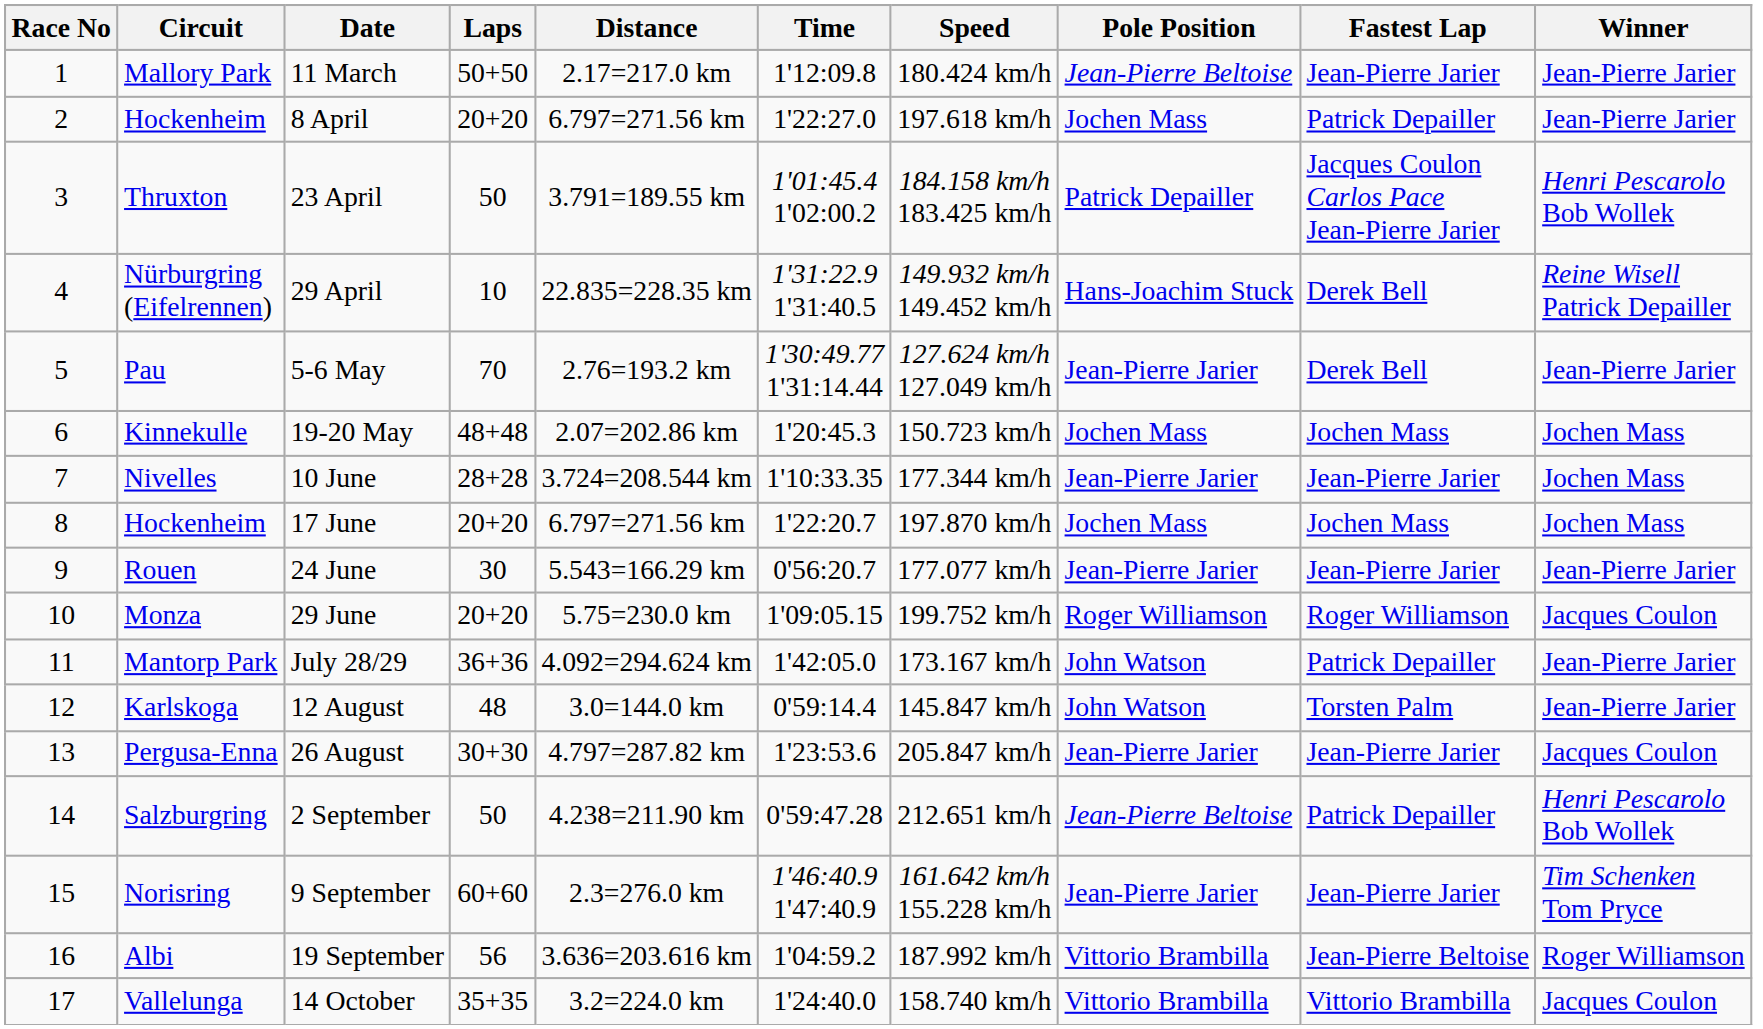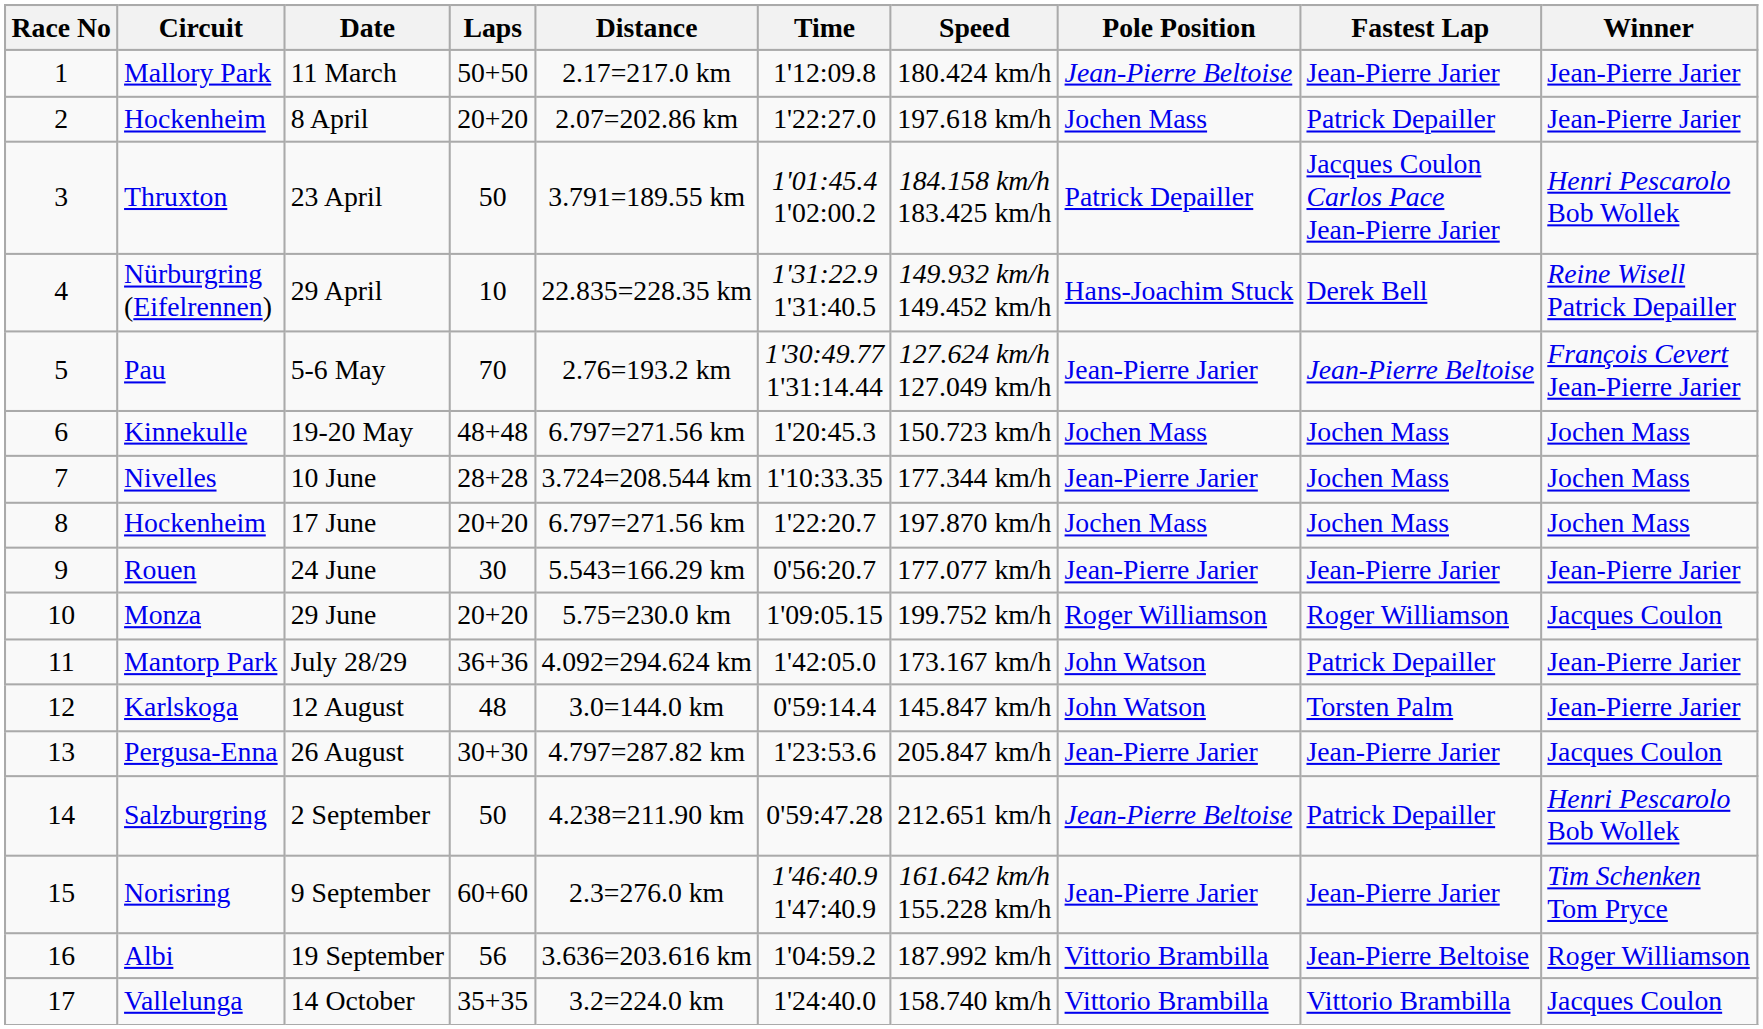(647, 118) 6.797=271.56 km -> (647, 118) 2.07=202.86 km
(1367, 370) Derek Bell -> (1420, 370) Jean-Pierre Beltoise
(1639, 370) Jean-Pierre Jarier -> (1644, 370) François Cevert Jean-Pierre Jarier
(647, 432) 2.07=202.86 km -> (647, 432) 6.797=271.56 km
(1403, 477) Jean-Pierre Jarier -> (1378, 477) Jochen Mass
